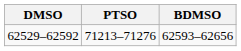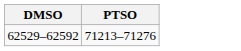- column: (198, 14)
